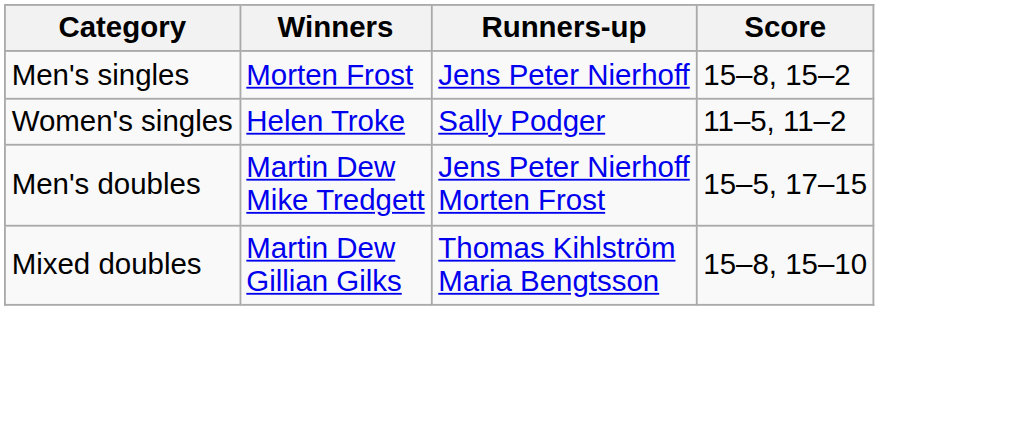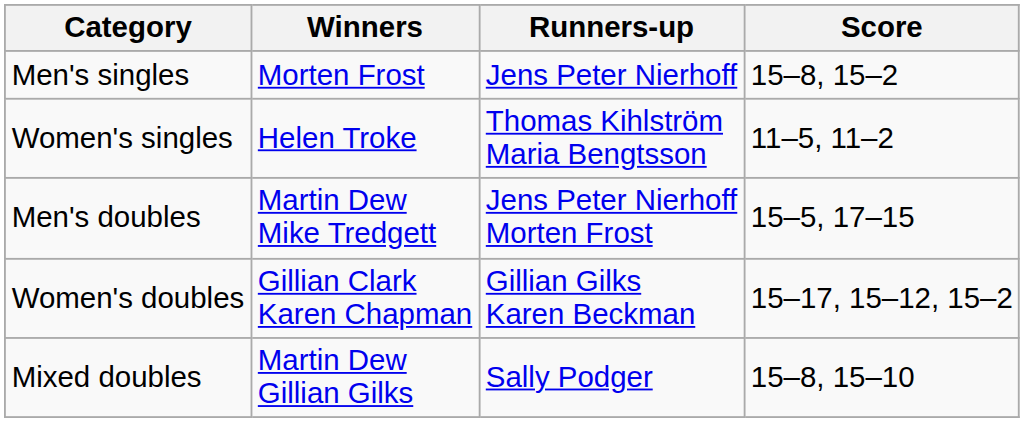(522, 121) Sally Podger -> (604, 137) Thomas Kihlström Maria Bengtsson
+ row: (128, 297)
(557, 264) Thomas Kihlström Maria Bengtsson -> (569, 377) Sally Podger
